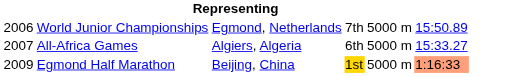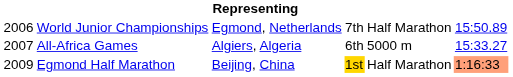(390, 27) 5000 m -> (409, 27) Half Marathon
(390, 64) 5000 m -> (409, 64) Half Marathon
